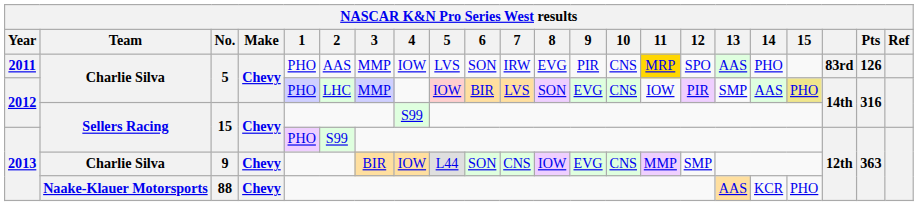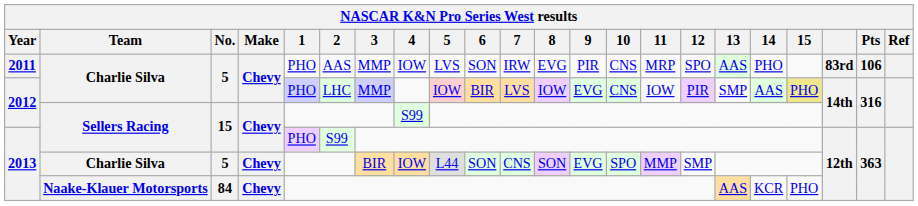(660, 65) gold background -> (660, 65) no background
(871, 65) 126 -> (871, 65) 106
(552, 90) SON -> (552, 90) IOW
(225, 163) 9 -> (225, 163) 5
(552, 163) IOW -> (552, 163) SON
(623, 163) CNS -> (623, 163) SPO
(225, 188) 88 -> (225, 188) 84
